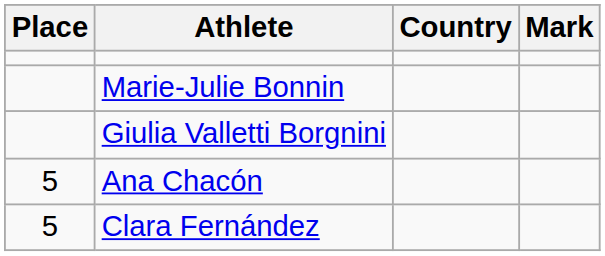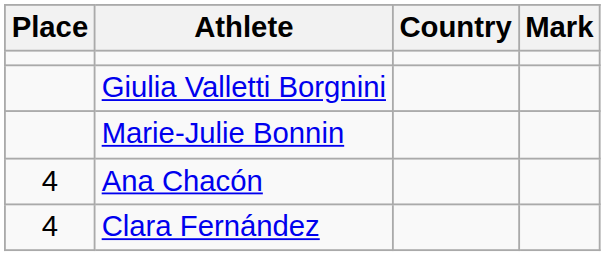rows swapped: (223, 87) <-> (244, 134)
(50, 180) 5 -> (50, 180) 4
(50, 226) 5 -> (50, 226) 4
